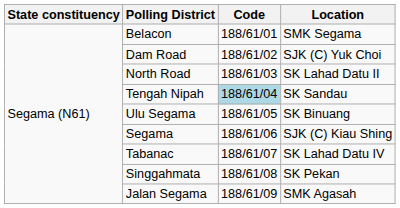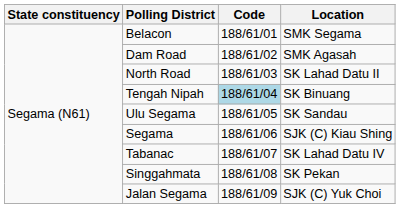(332, 54) SJK (C) Yuk Choi -> (320, 54) SMK Agasah
(315, 94) SK Sandau -> (317, 94) SK Binuang
(317, 114) SK Binuang -> (315, 114) SK Sandau
(320, 193) SMK Agasah -> (332, 193) SJK (C) Yuk Choi
